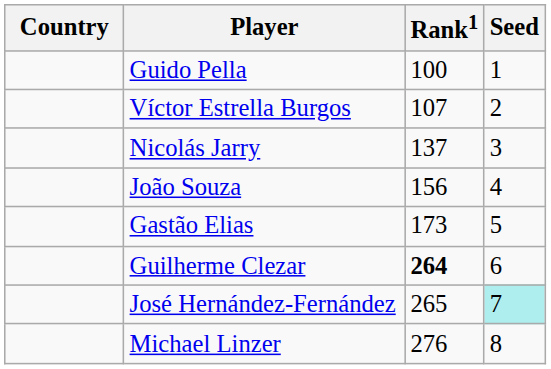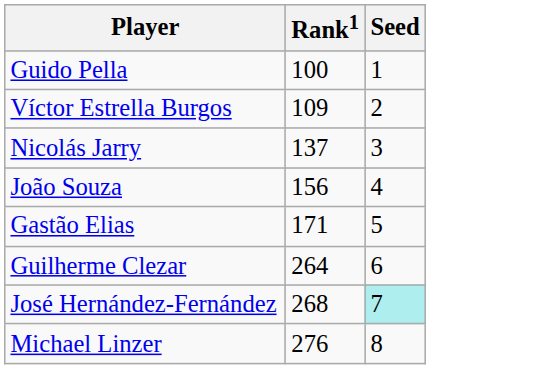- column: (64, 27)
(429, 108) 107 -> (310, 108) 109
(429, 226) 173 -> (310, 226) 171
(429, 265) bold -> (310, 265) normal
(429, 304) 265 -> (310, 304) 268
